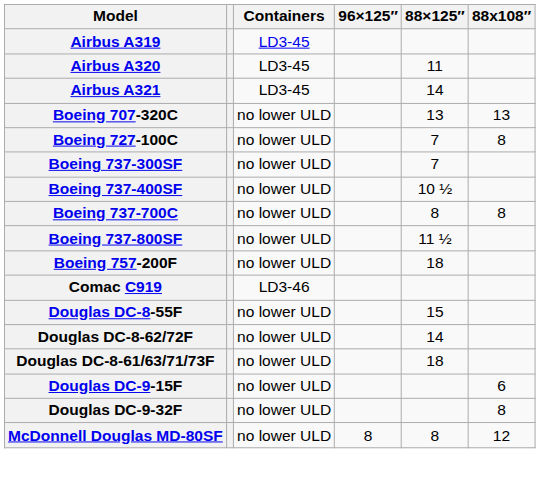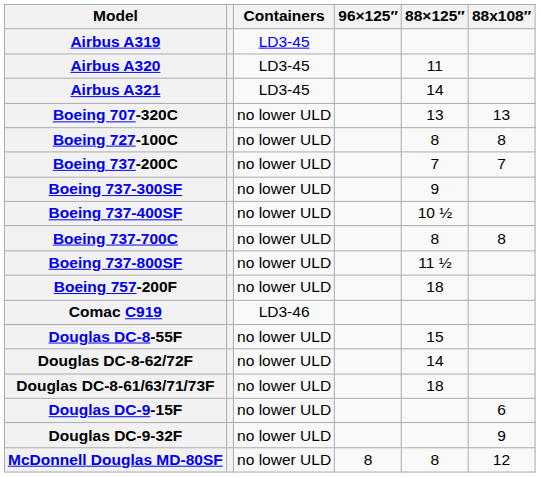(435, 139) 7 -> (435, 139) 8
+ row: (115, 164)
(435, 164) 7 -> (435, 189) 9
(502, 410) 8 -> (502, 435) 9
